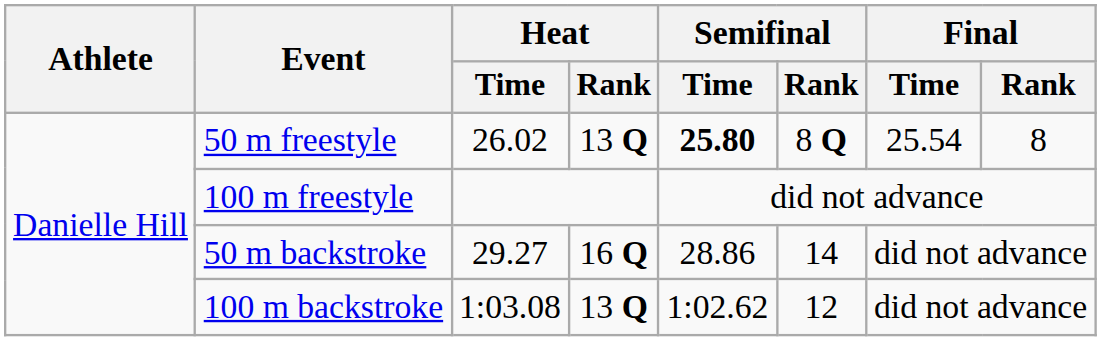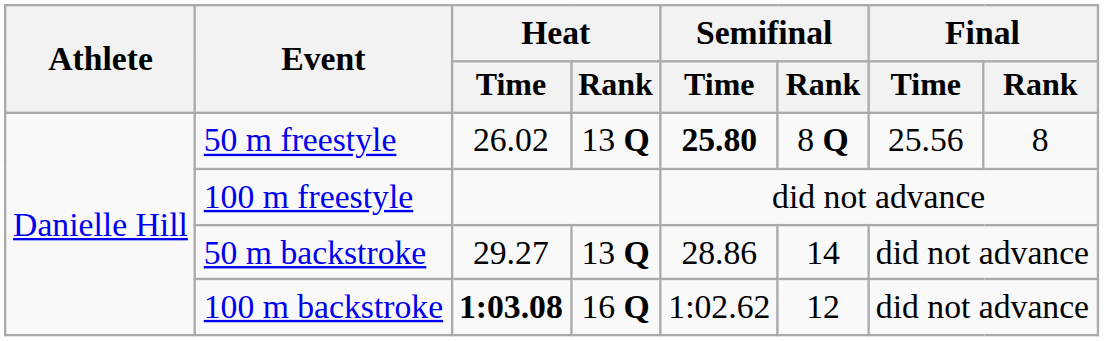(924, 140) 25.54 -> (926, 140) 25.56
(614, 251) 16 Q -> (616, 251) 13 Q
(510, 307) normal -> (511, 307) bold
(614, 307) 13 Q -> (616, 307) 16 Q
